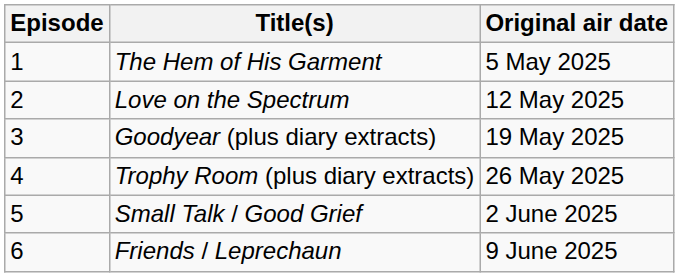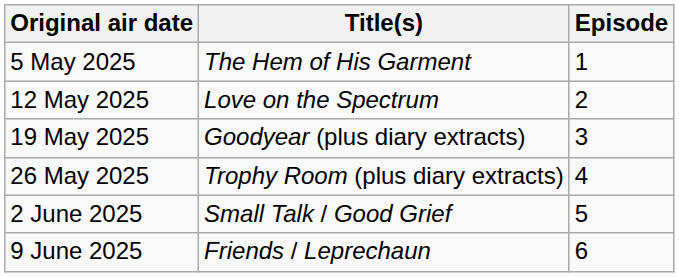columns swapped: (57, 23) <-> (577, 23)
